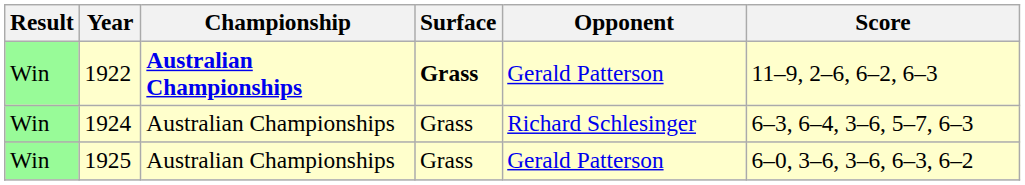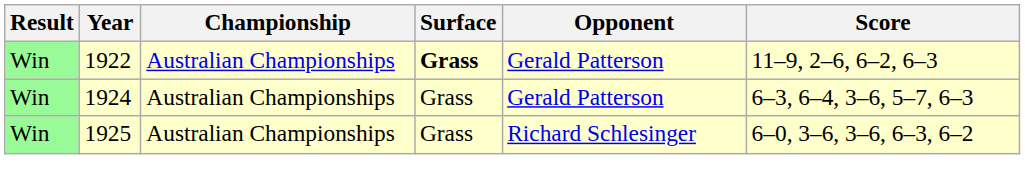(224, 73) bold -> (271, 60) normal
(602, 123) Richard Schlesinger -> (585, 97) Gerald Patterson
(585, 160) Gerald Patterson -> (602, 134) Richard Schlesinger
